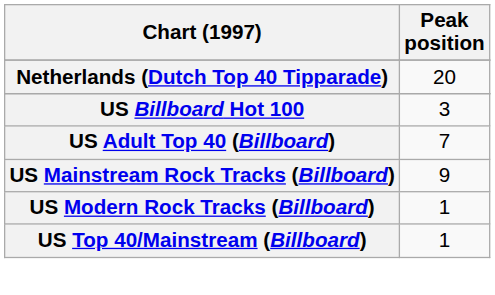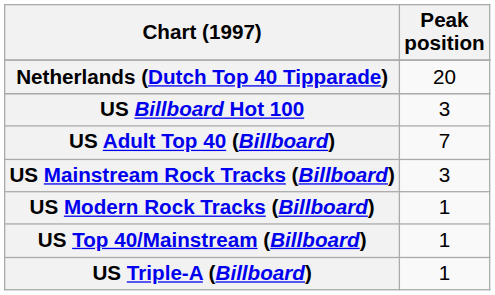(444, 175) 9 -> (444, 175) 3
+ row: (202, 273)
